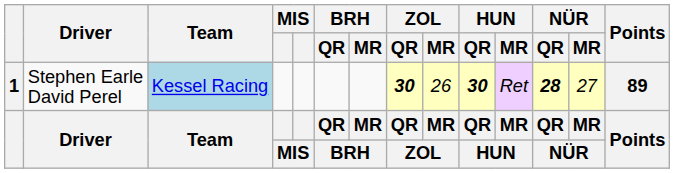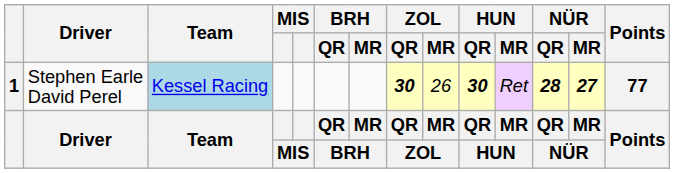(587, 86) normal -> (587, 86) bold
(637, 86) 89 -> (637, 86) 77
